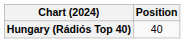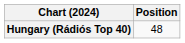(157, 29) 40 -> (157, 29) 48
